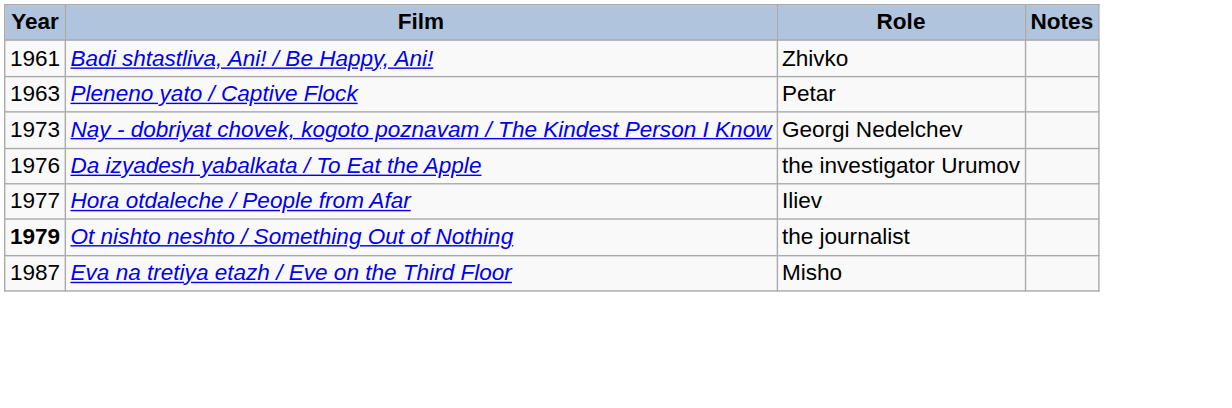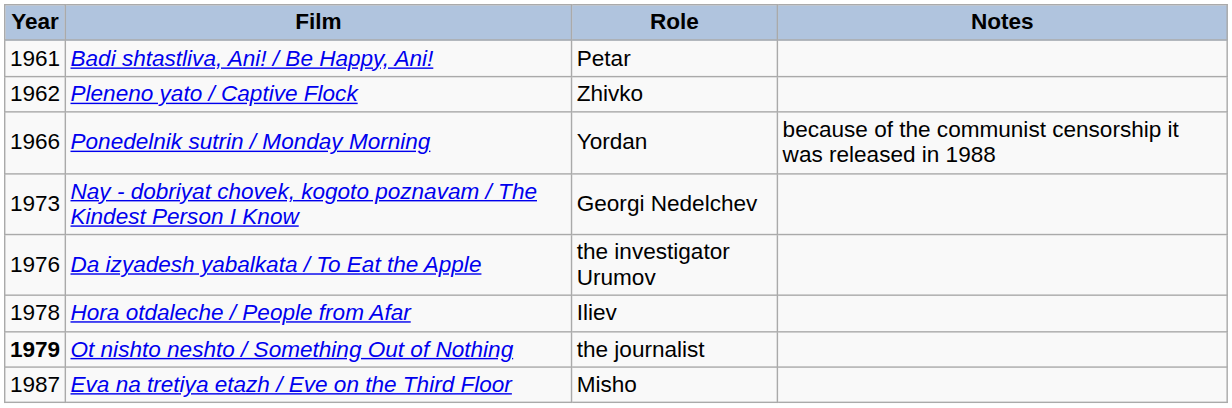(815, 58) Zhivko -> (604, 58) Petar
(35, 93) 1963 -> (35, 93) 1962
(809, 93) Petar -> (610, 93) Zhivko
+ row: (250, 142)
(35, 201) 1977 -> (35, 313) 1978
